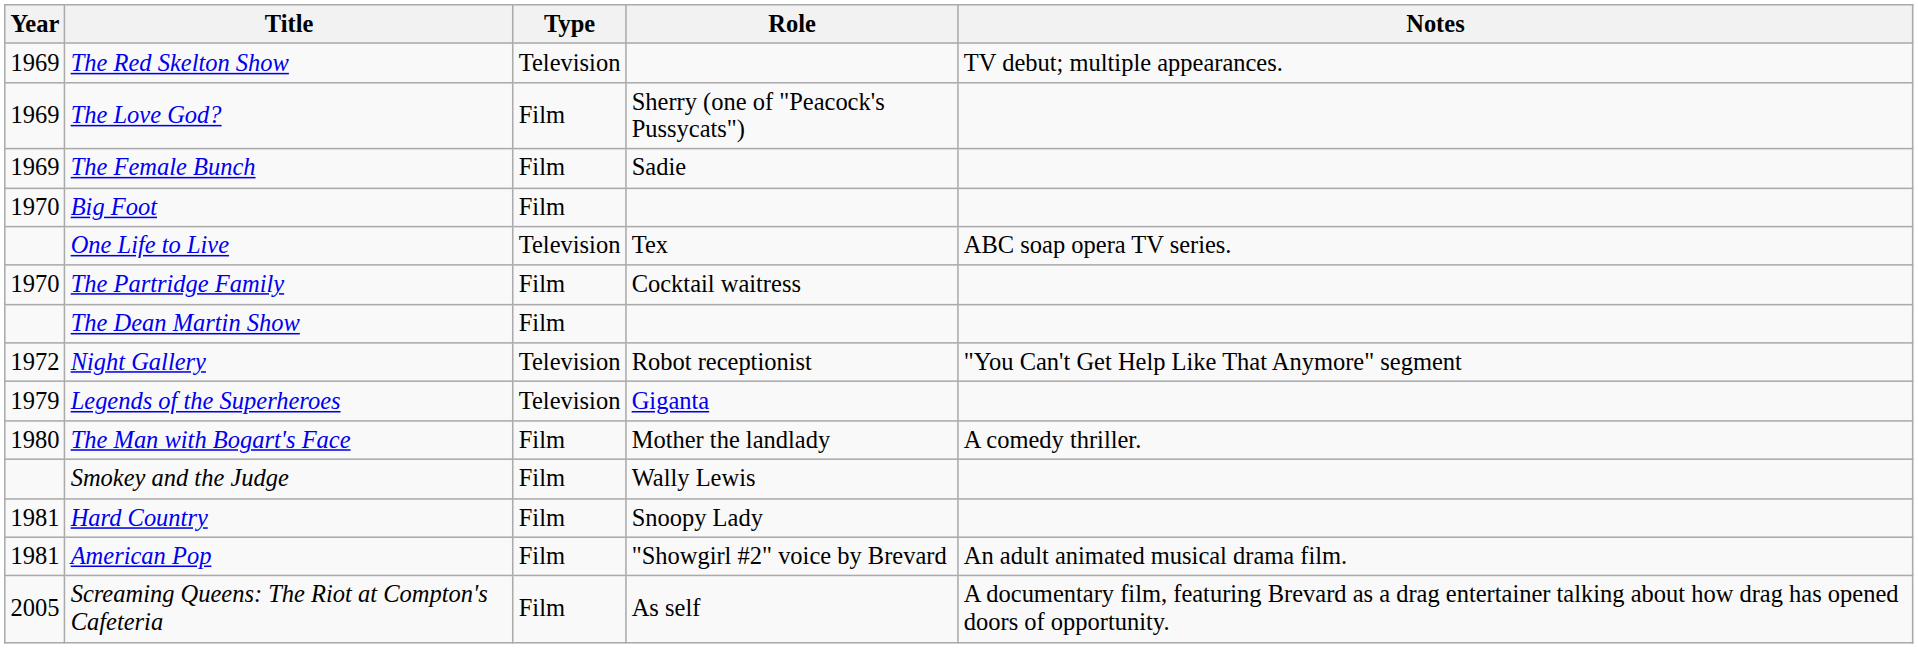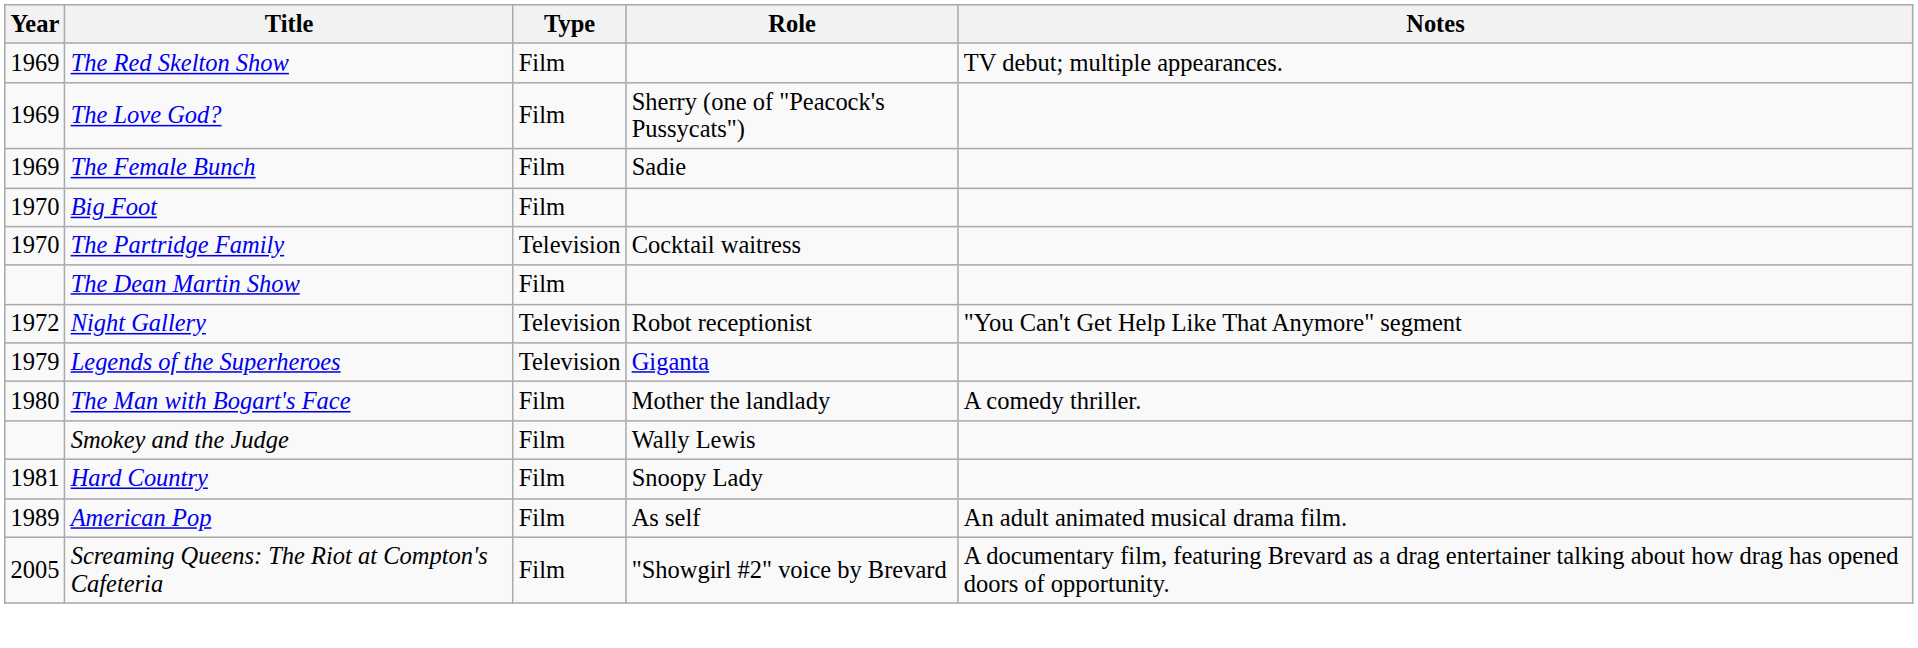(570, 62) Television -> (542, 62) Film
- row: (150, 245)
(542, 284) Film -> (570, 245) Television
(35, 556) 1981 -> (35, 517) 1989
(789, 556) "Showgirl #2" voice by Brevard -> (666, 517) As self
(666, 608) As self -> (789, 569) "Showgirl #2" voice by Brevard
